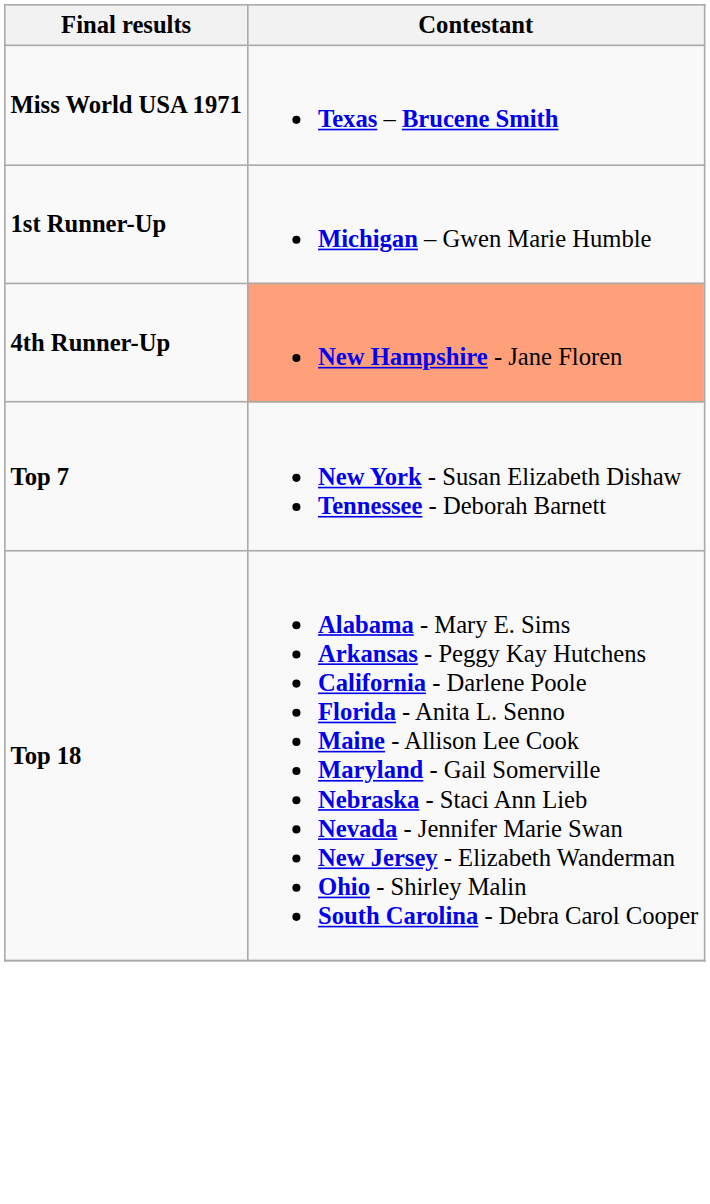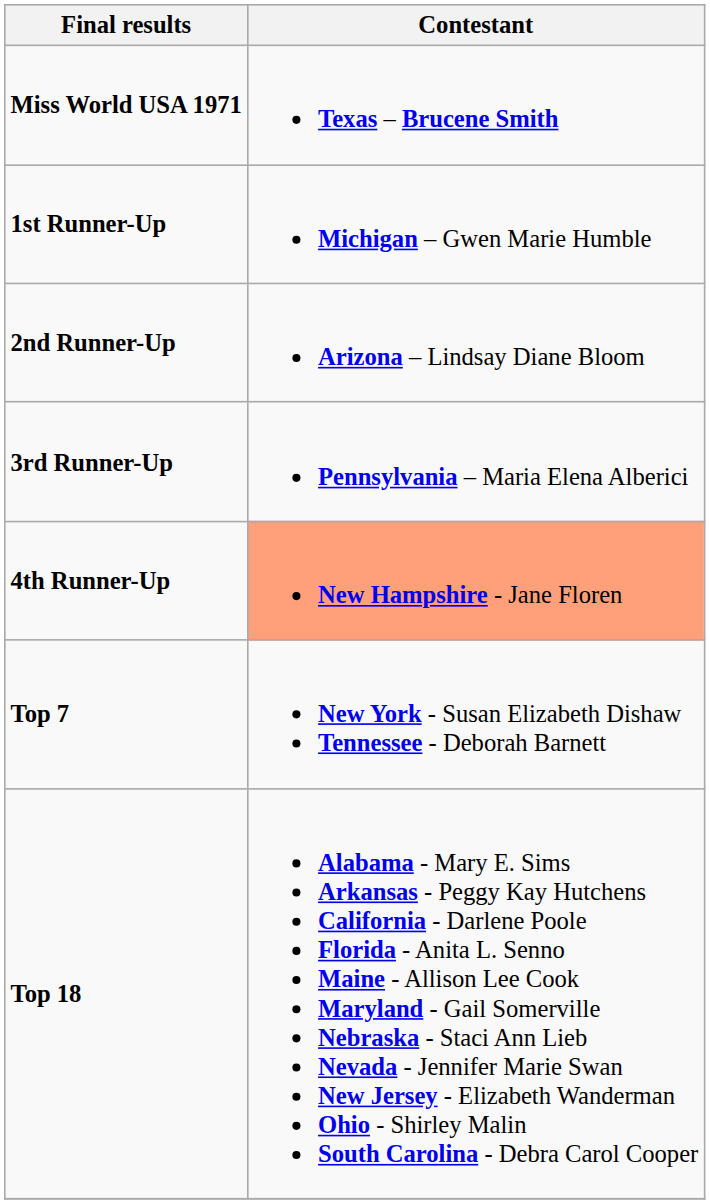+ row: (93, 342)
+ row: (92, 461)
